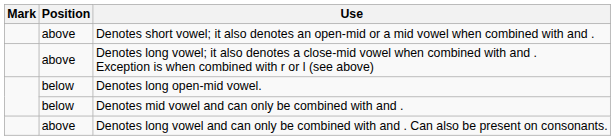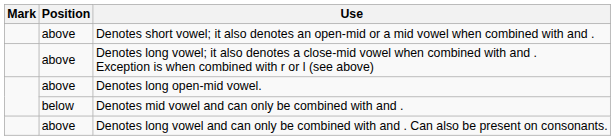(58, 86) below -> (58, 86) above
